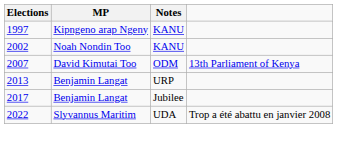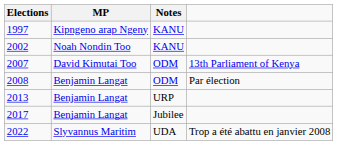+ row: (18, 81)
